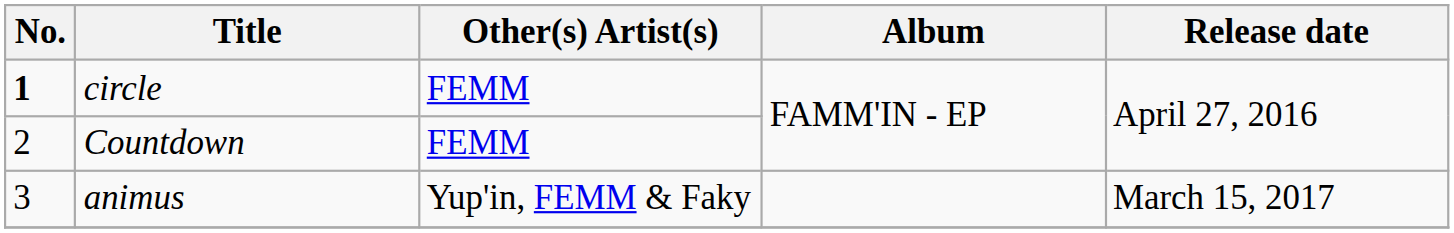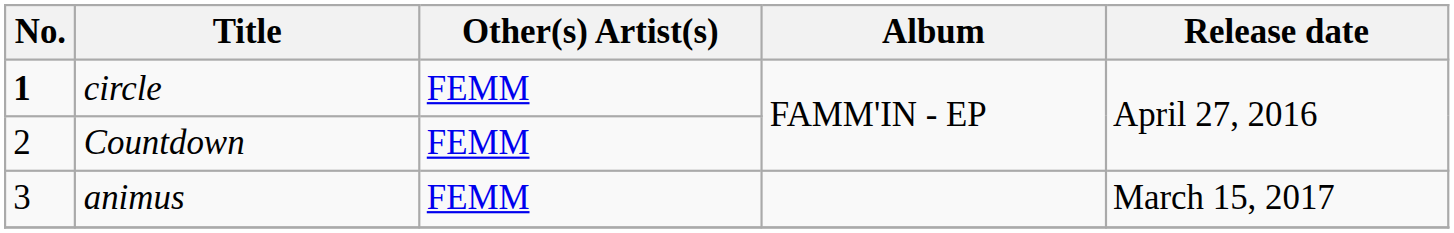(589, 198) Yup'in, FEMM & Faky -> (478, 198) FEMM
